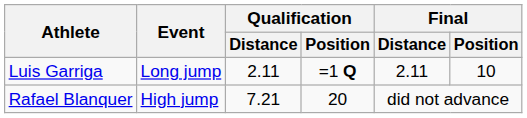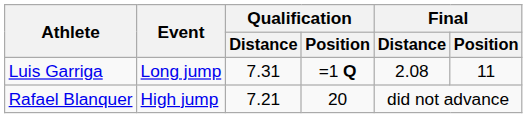(263, 72) 2.11 -> (263, 72) 7.31
(412, 72) 2.11 -> (412, 72) 2.08
(486, 72) 10 -> (486, 72) 11
